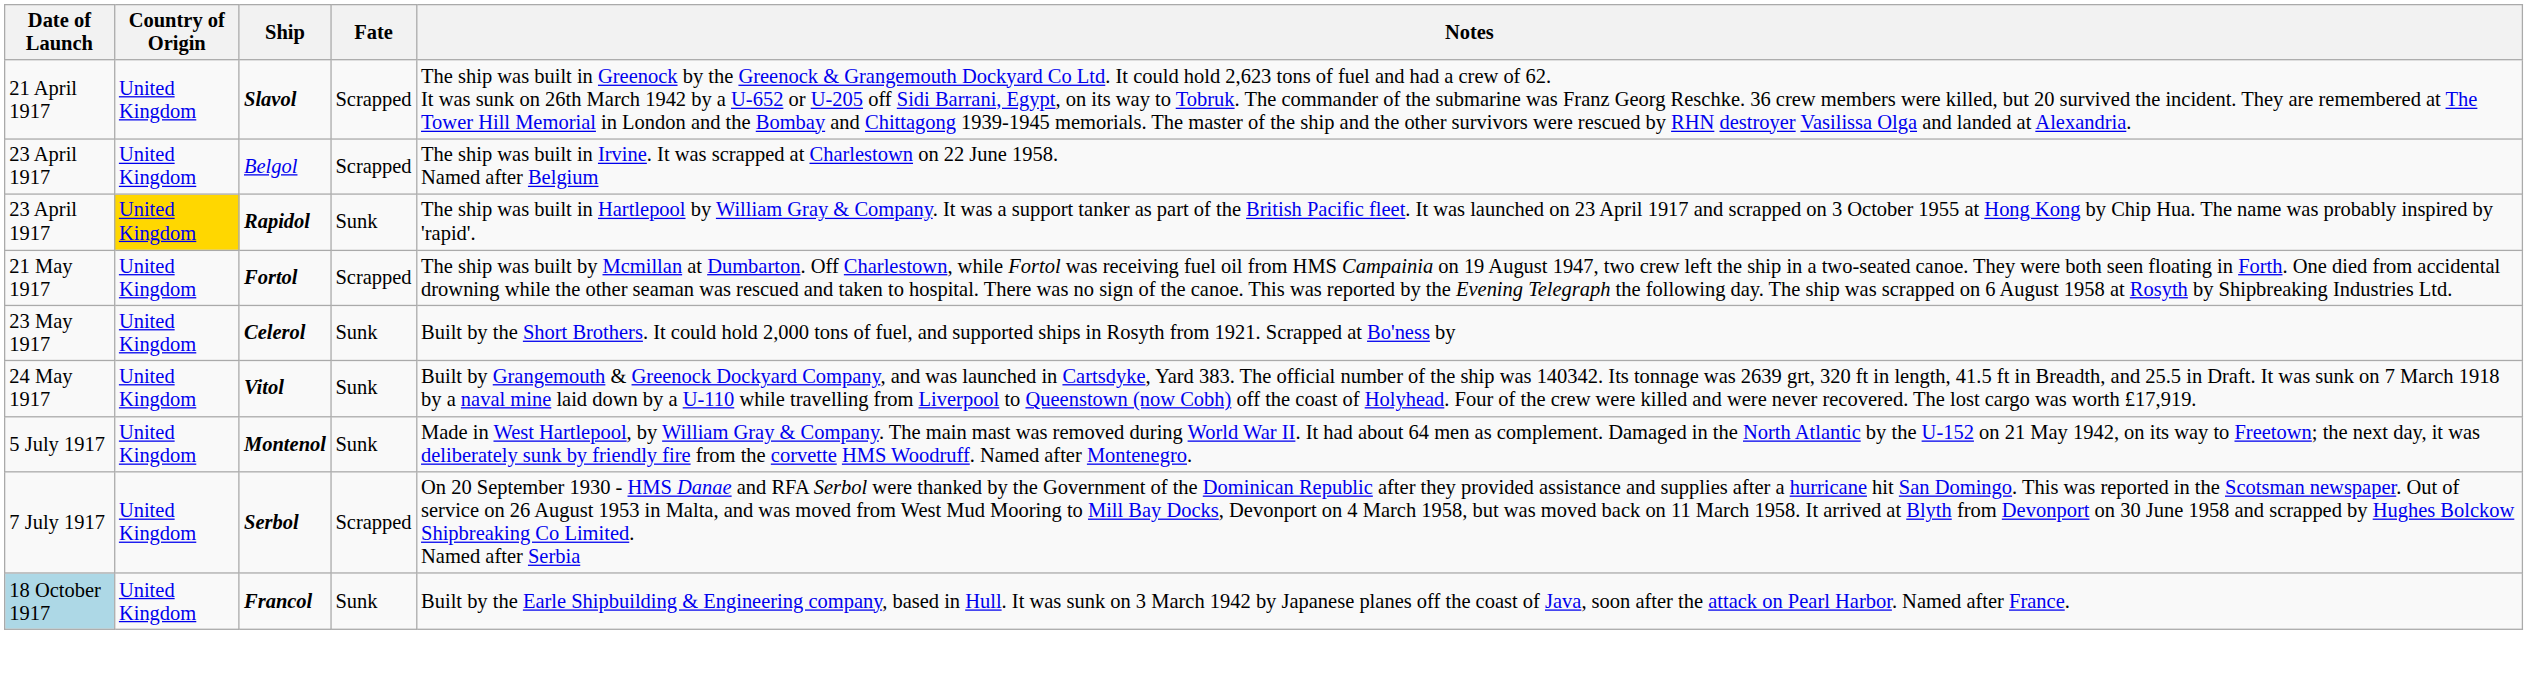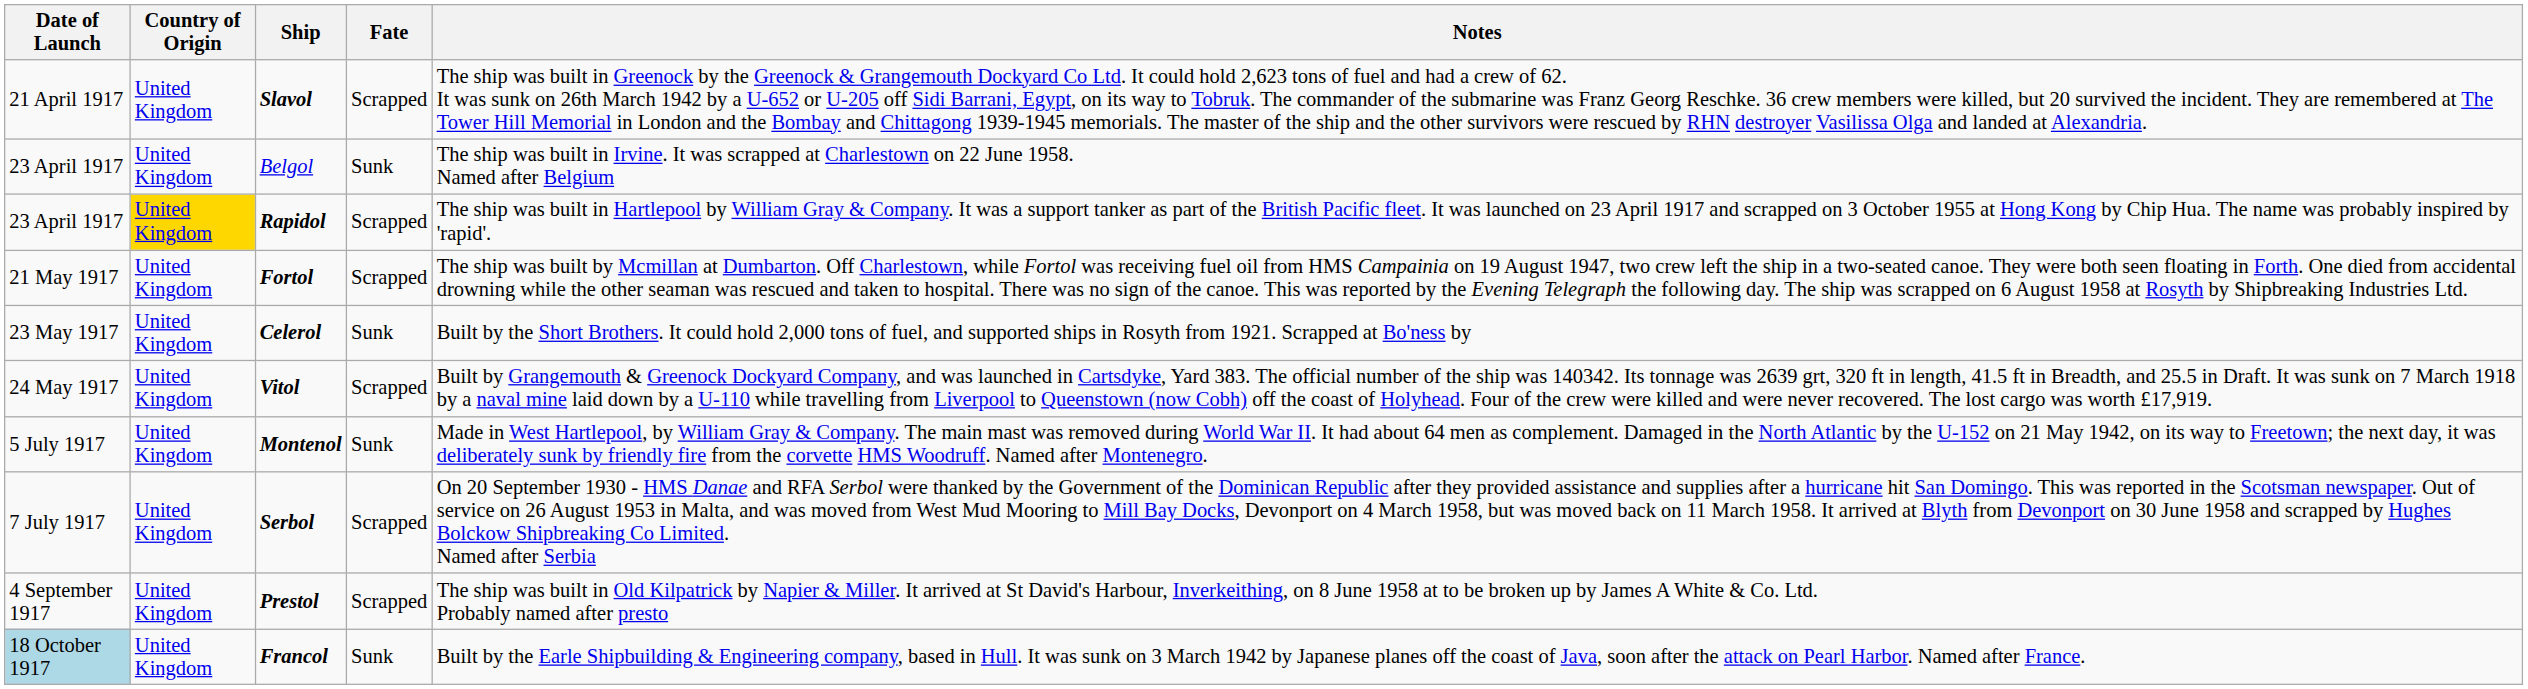(374, 166) Scrapped -> (372, 166) Sunk
(356, 221) Sunk -> (389, 221) Scrapped
(356, 388) Sunk -> (389, 388) Scrapped
+ row: (289, 601)
